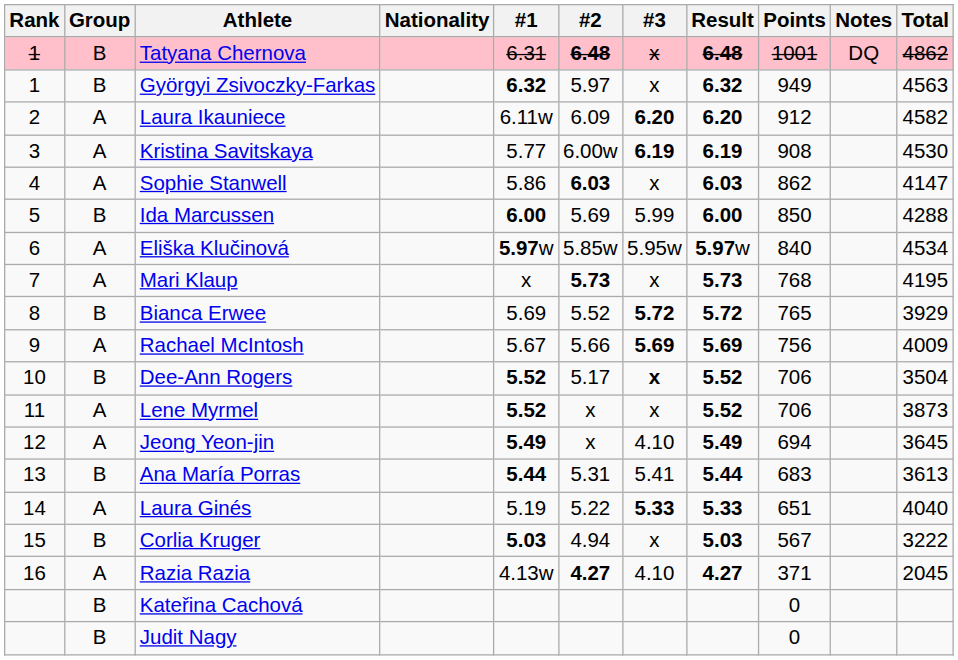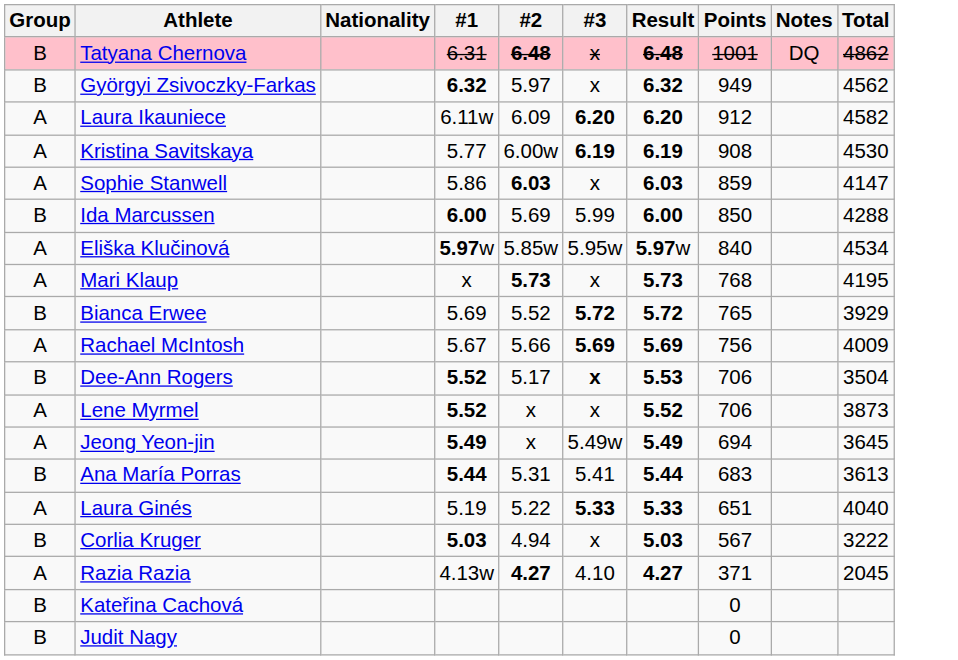- column: (34, 20)
(925, 85) 4563 -> (866, 85) 4562
(795, 183) 862 -> (735, 183) 859
(722, 378) 5.52 -> (663, 378) 5.53
(654, 442) 4.10 -> (595, 442) 5.49w
